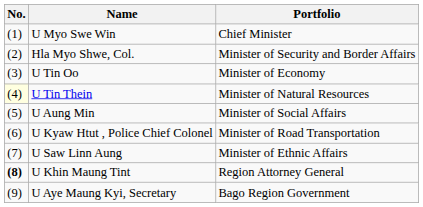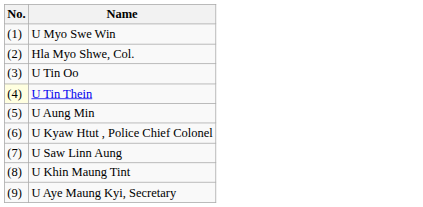- column: (317, 14)
(15, 172) bold -> (15, 172) normal
